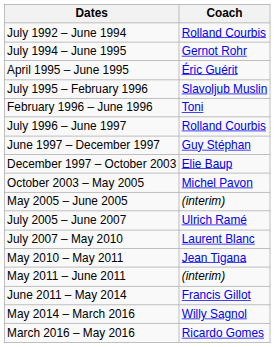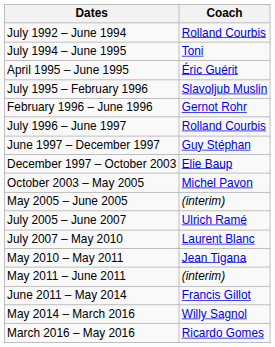(214, 51) Gernot Rohr -> (193, 51) Toni
(193, 107) Toni -> (214, 107) Gernot Rohr
